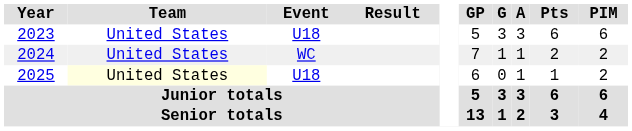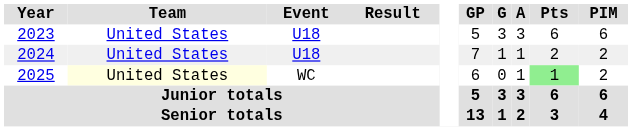(306, 55) WC -> (306, 55) U18
(306, 75) U18 -> (306, 75) WC
(555, 75) no background -> (555, 75) lightgreen background
